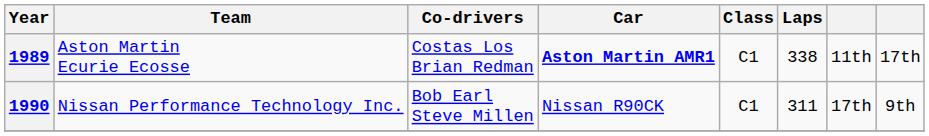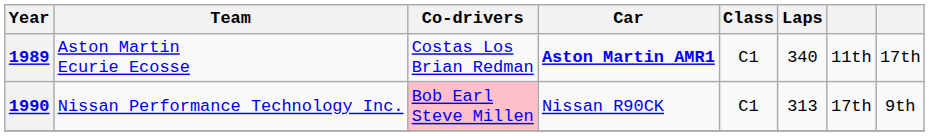(802, 57) 338 -> (802, 57) 340
(473, 106) no background -> (473, 106) pink background
(802, 106) 311 -> (802, 106) 313
